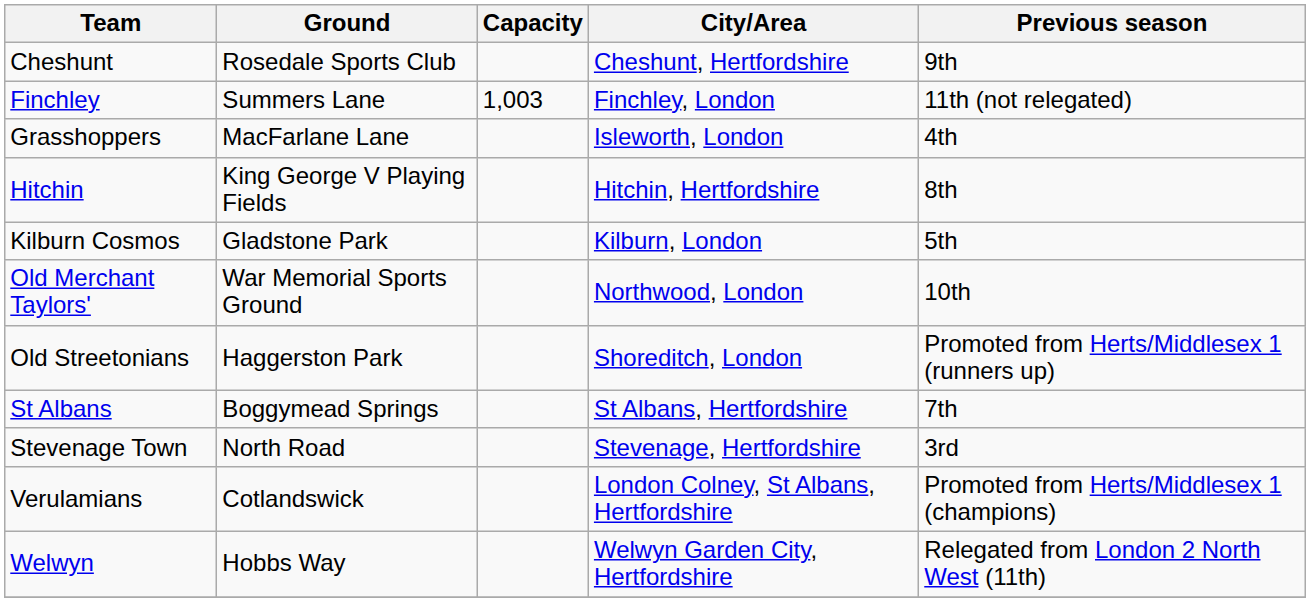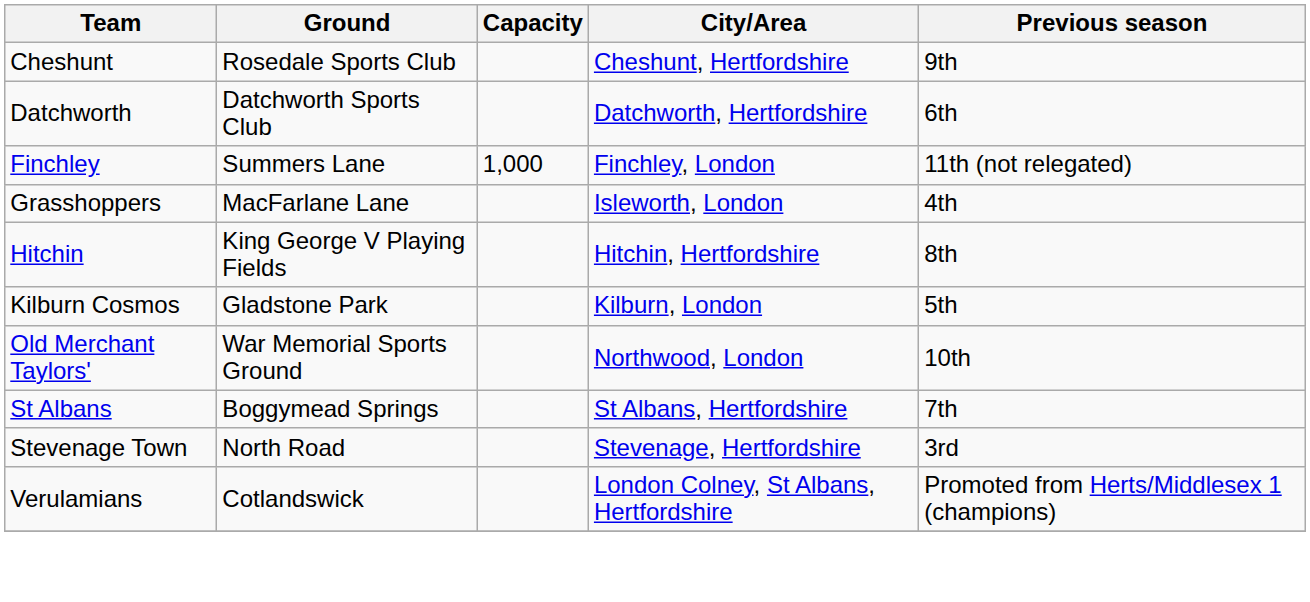+ row: (71, 113)
(513, 99) 1,003 -> (513, 164) 1,000
- row: (100, 357)
- row: (52, 563)
